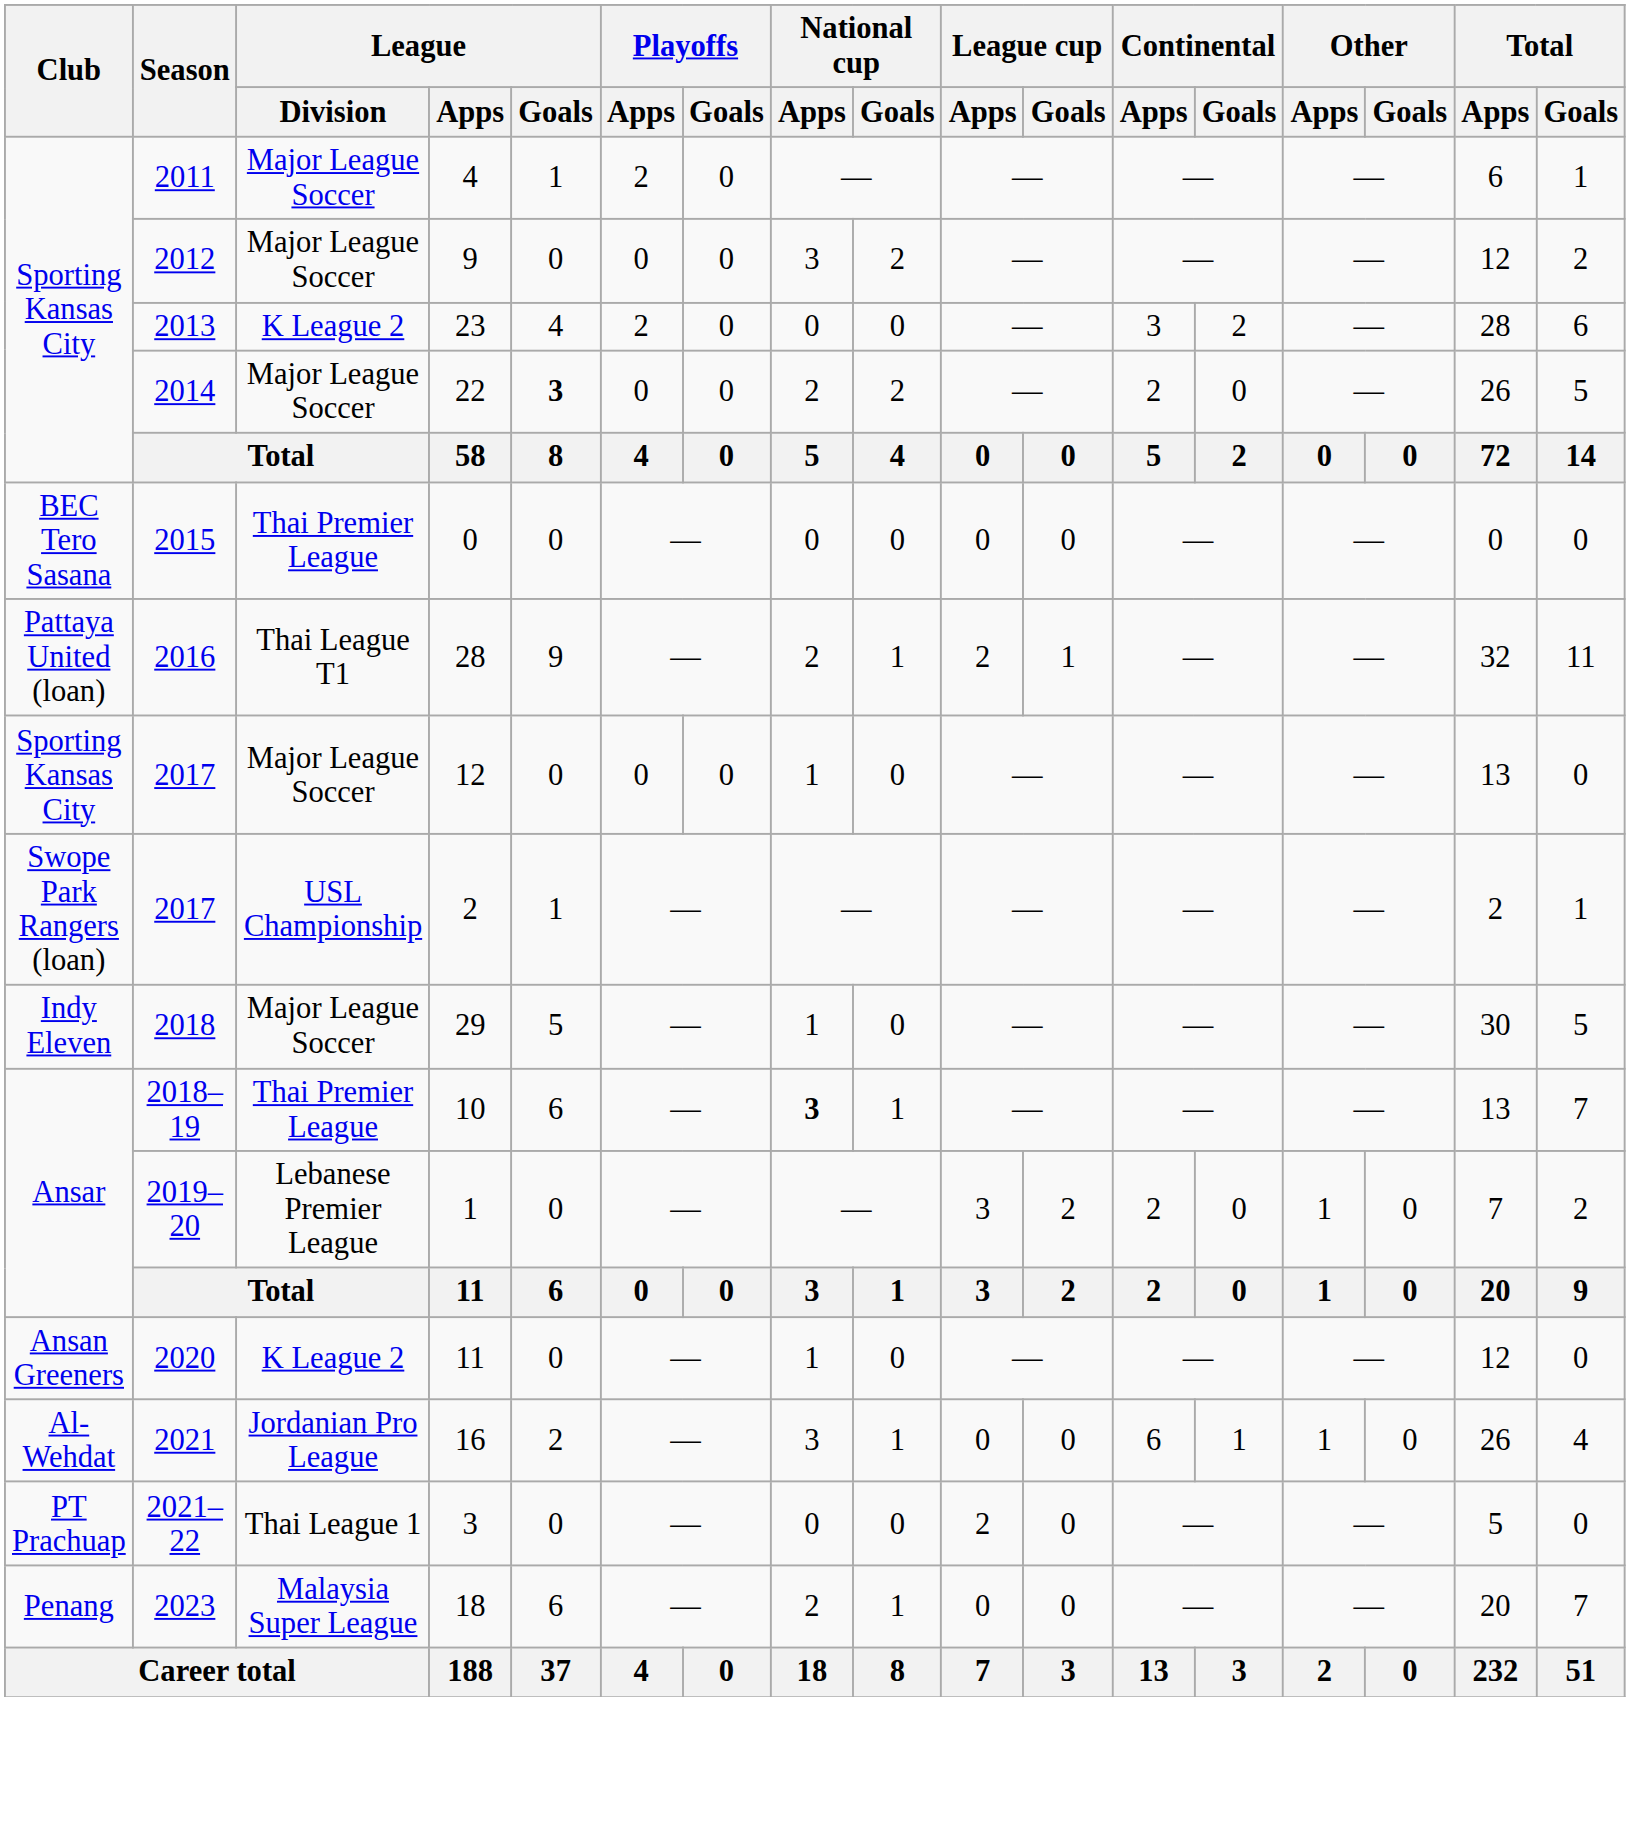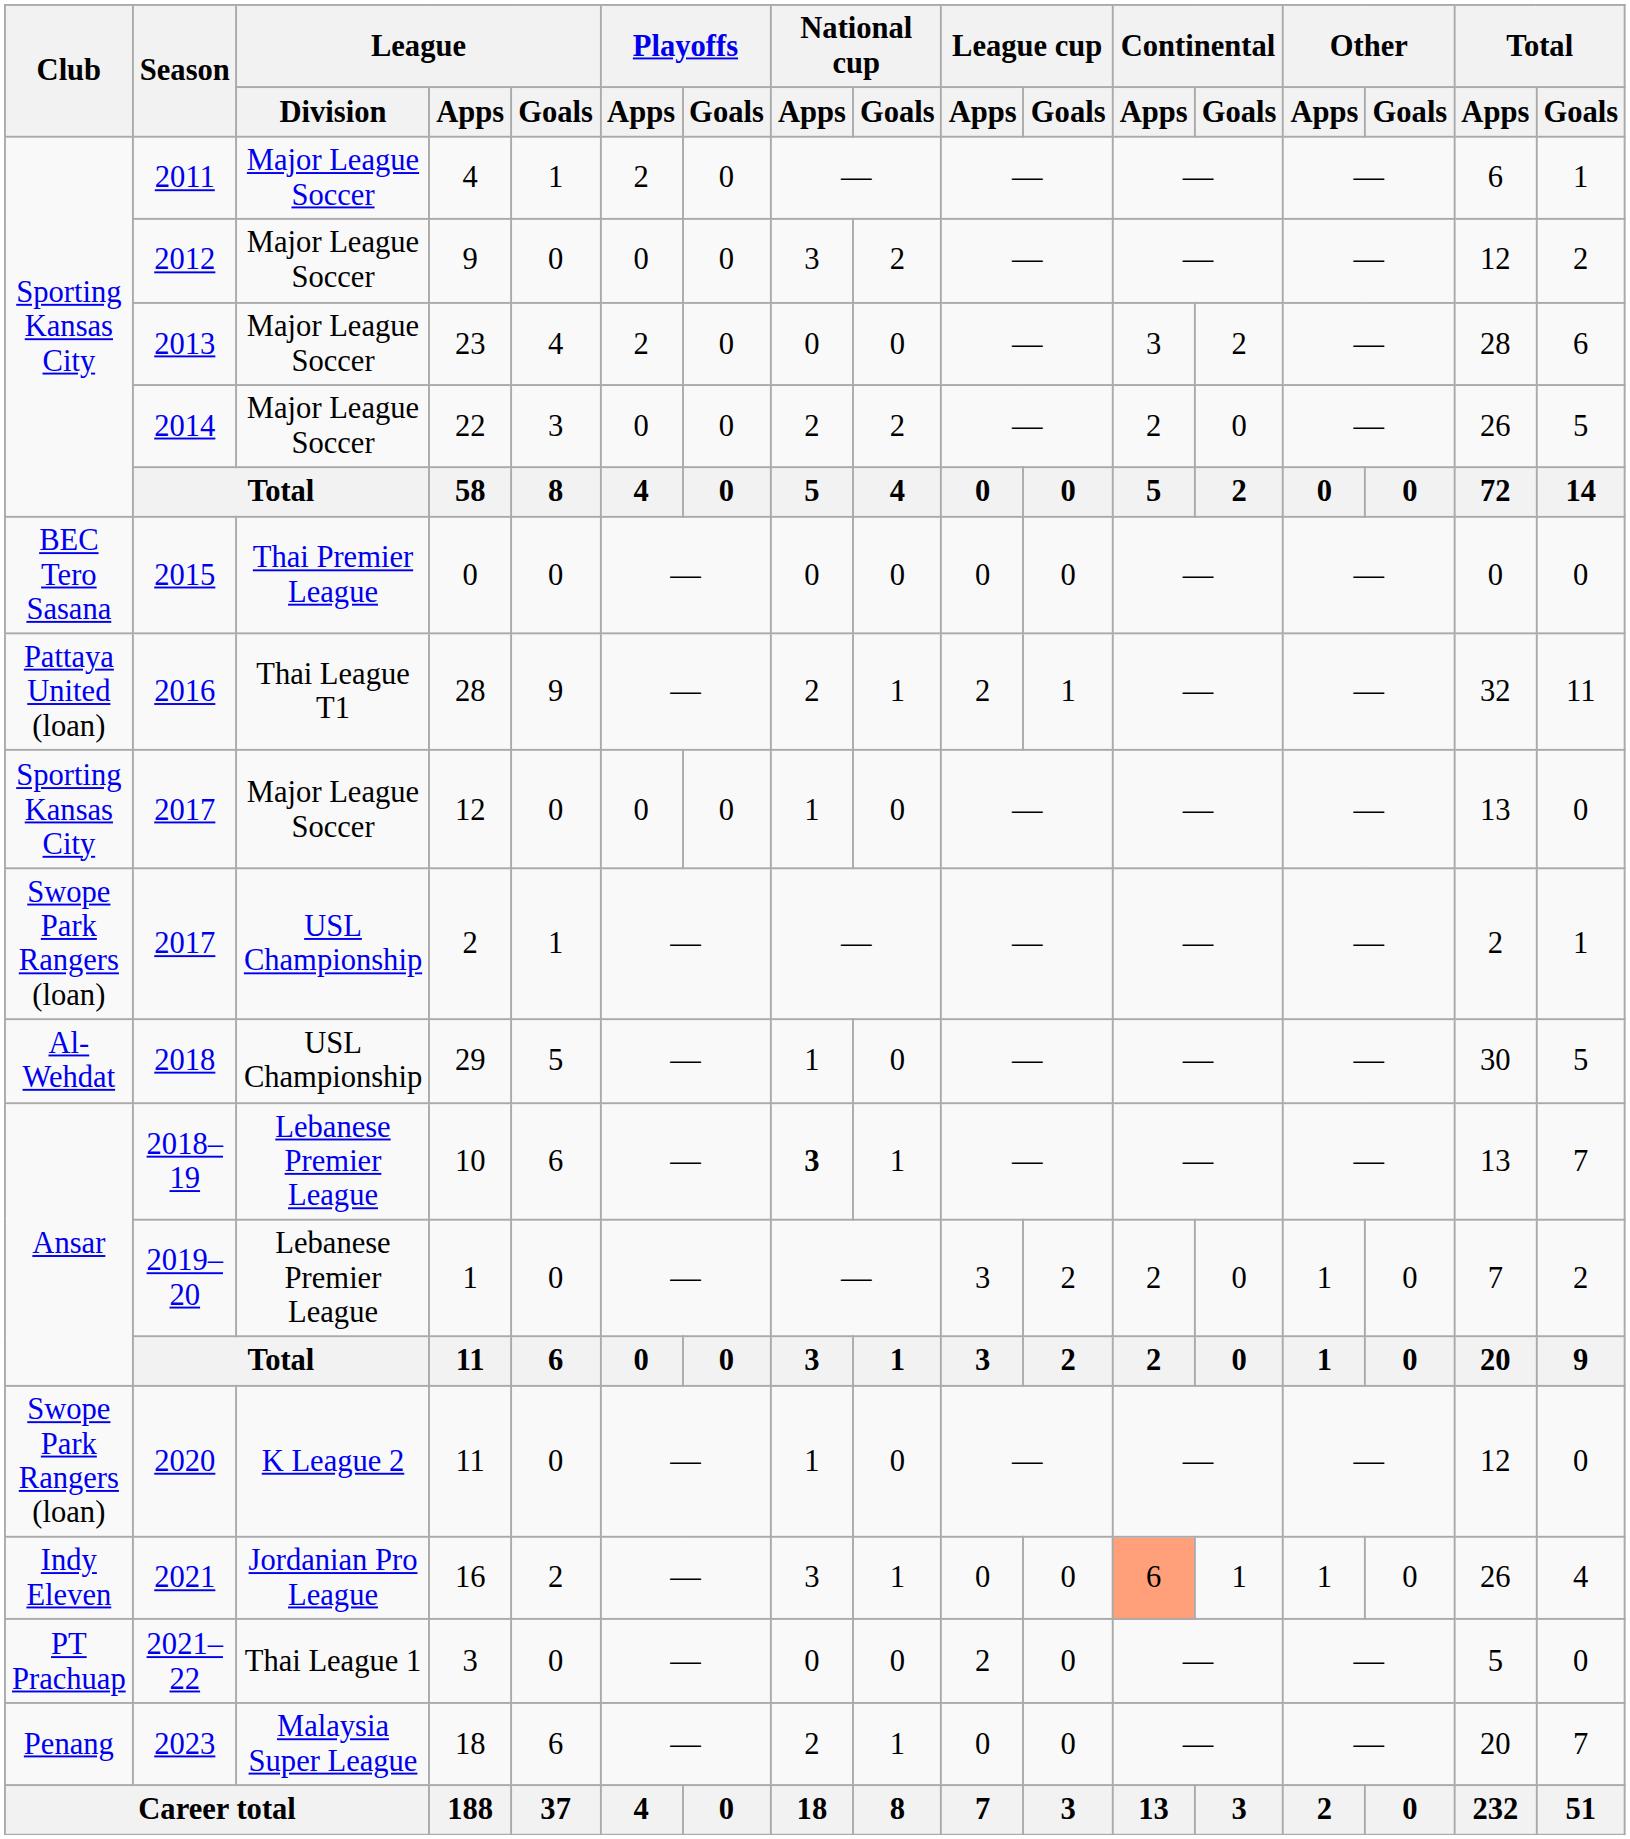(333, 325) K League 2 -> (333, 342) Major League Soccer
(556, 391) bold -> (556, 425) normal
(69, 1025) Indy Eleven -> (69, 1060) Al-Wehdat
(333, 1025) Major League Soccer -> (333, 1060) USL Championship
(333, 1108) Thai Premier League -> (333, 1160) Lebanese Premier League
(69, 1357) Ansan Greeners -> (69, 1460) Swope Park Rangers (loan)
(69, 1440) Al-Wehdat -> (69, 1577) Indy Eleven
(1154, 1440) no background -> (1154, 1577) lightsalmon background
